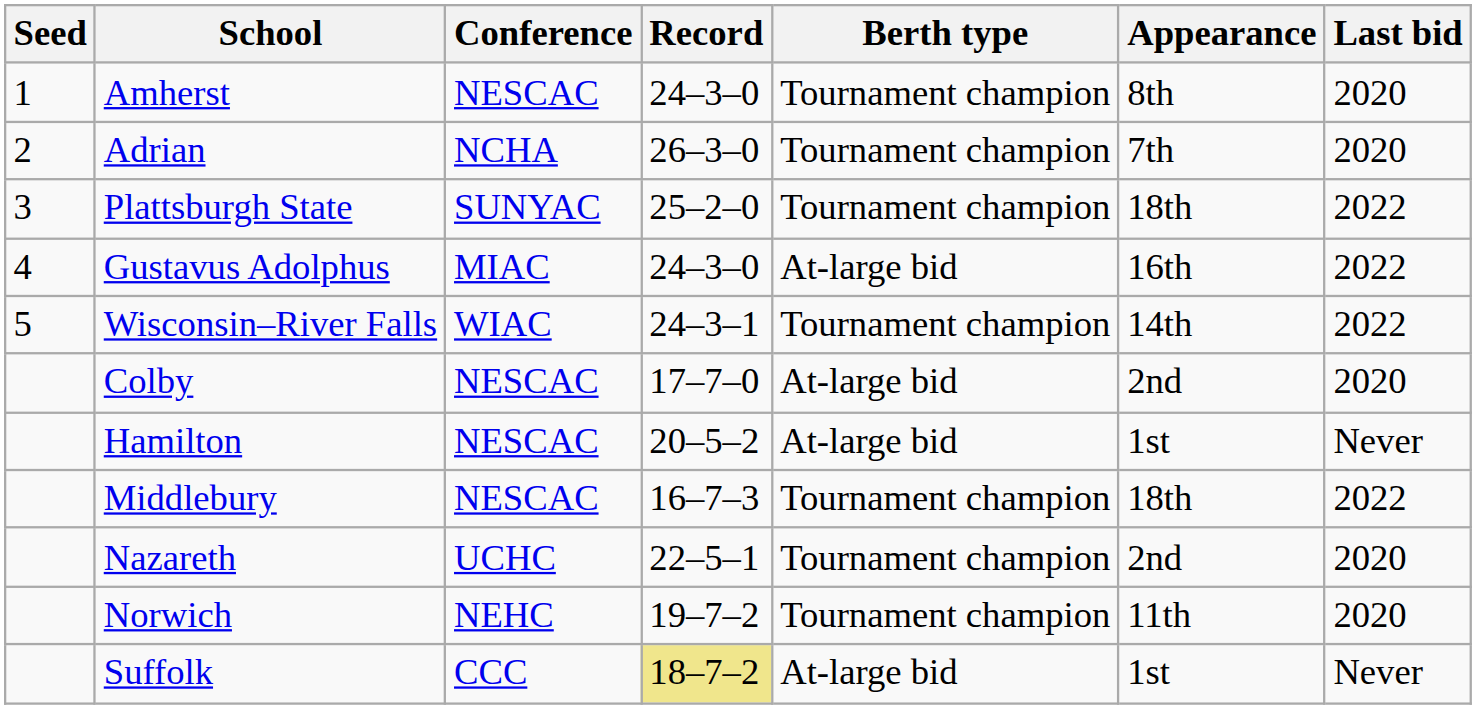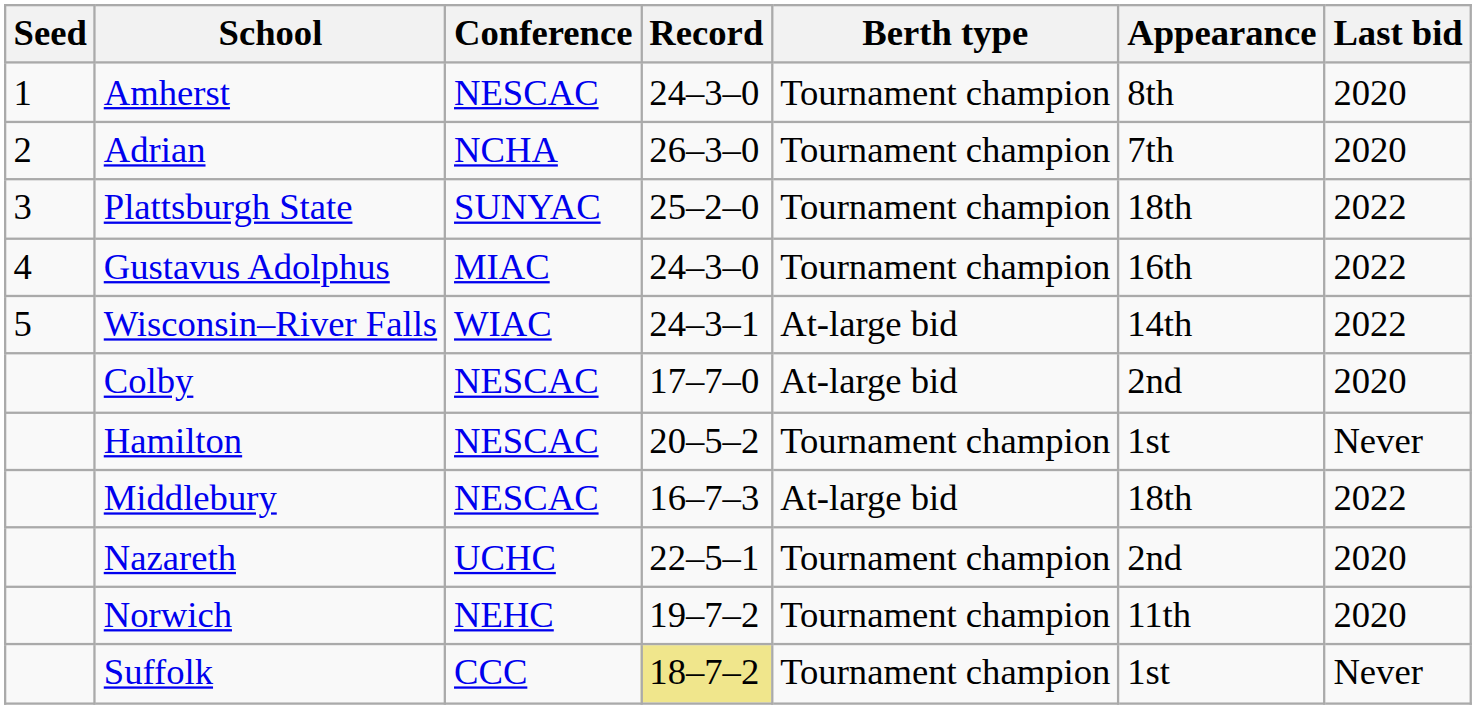(869, 265) At-large bid -> (945, 265) Tournament champion
(945, 324) Tournament champion -> (869, 324) At-large bid
(869, 440) At-large bid -> (945, 440) Tournament champion
(945, 498) Tournament champion -> (869, 498) At-large bid
(869, 672) At-large bid -> (945, 672) Tournament champion
